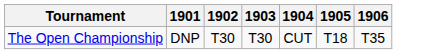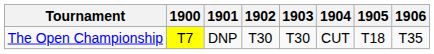+ column: (185, 16)
